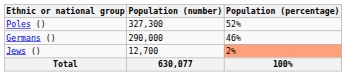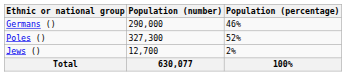rows swapped: (26, 24) <-> (31, 38)
(231, 51) lightsalmon background -> (231, 51) no background
